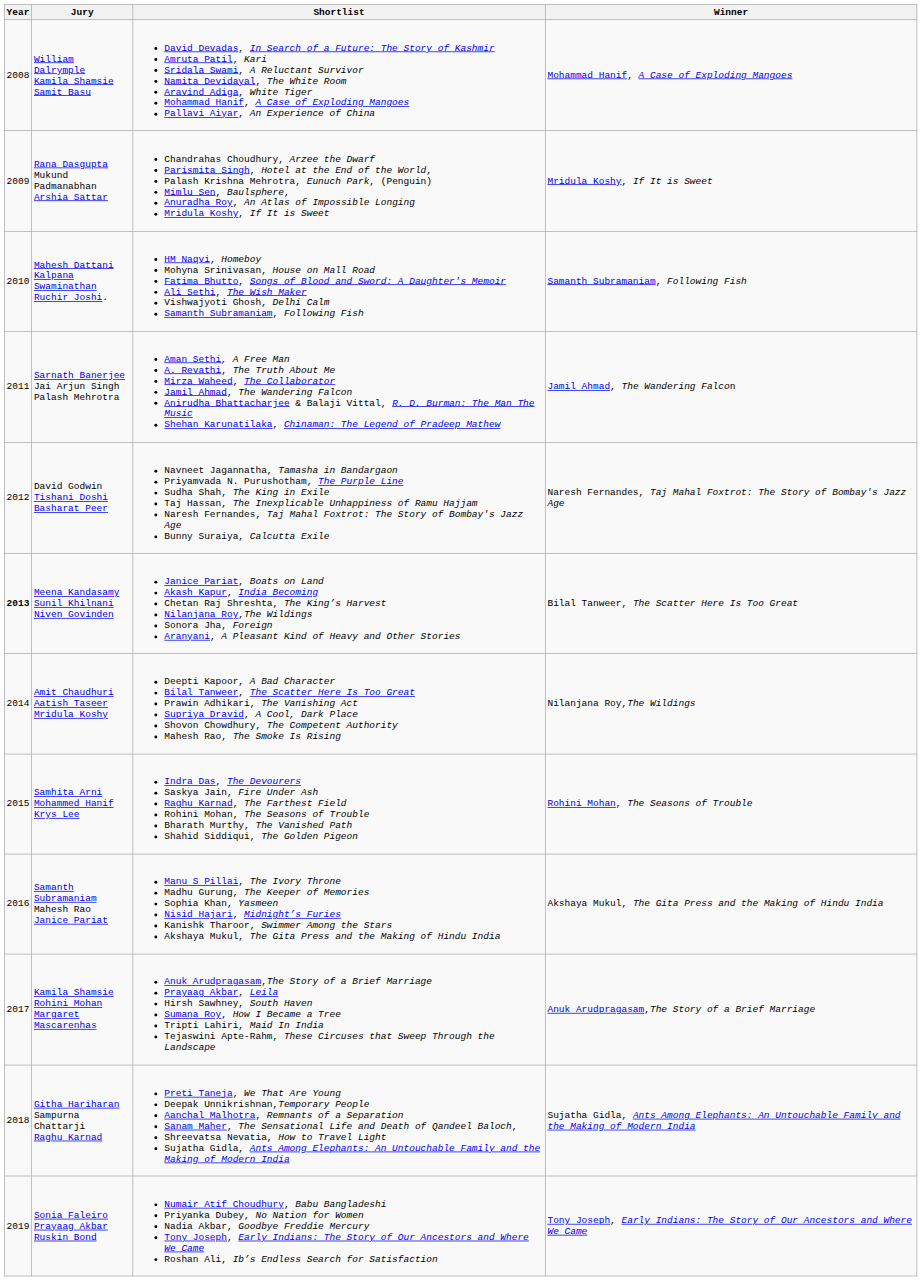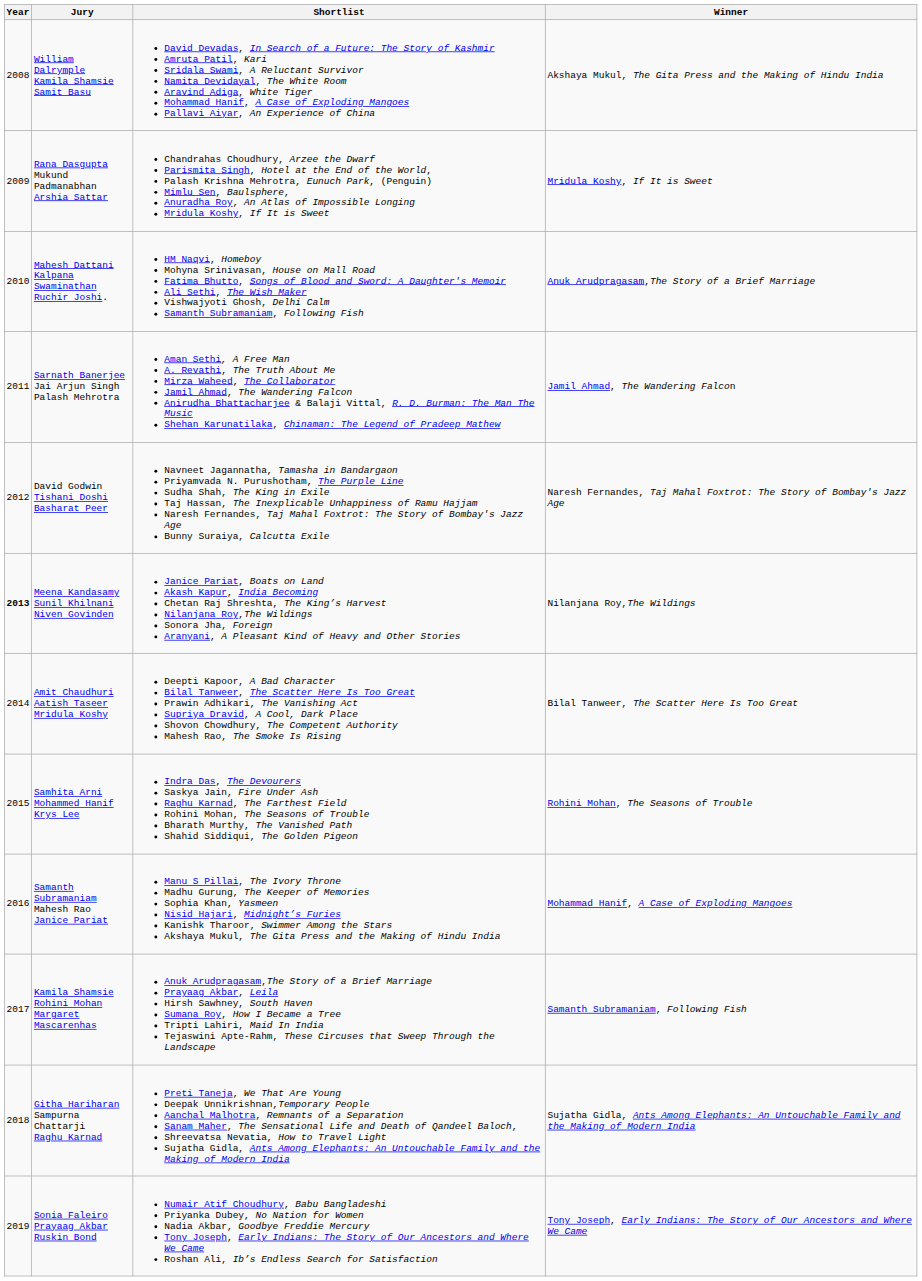(670, 75) Mohammad Hanif, A Case of Exploding Mangoes -> (715, 75) Akshaya Mukul, The Gita Press and the Making of Hindu India
(647, 281) Samanth Subramaniam, Following Fish -> (681, 281) Anuk Arudpragasam,The Story of a Brief Marriage
(673, 603) Bilal Tanweer, The Scatter Here Is Too Great -> (621, 603) Nilanjana Roy,The Wildings
(621, 704) Nilanjana Roy,The Wildings -> (673, 704) Bilal Tanweer, The Scatter Here Is Too Great
(715, 904) Akshaya Mukul, The Gita Press and the Making of Hindu India -> (670, 904) Mohammad Hanif, A Case of Exploding Mangoes
(681, 1010) Anuk Arudpragasam,The Story of a Brief Marriage -> (647, 1010) Samanth Subramaniam, Following Fish
